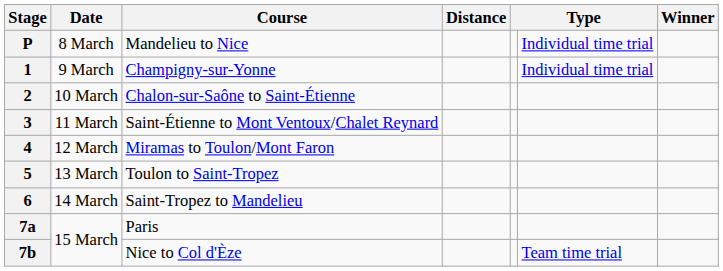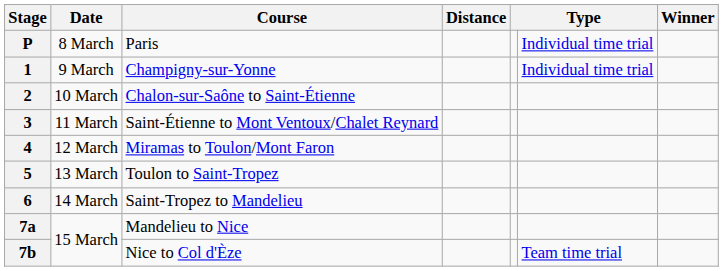(187, 43) Mandelieu to Nice -> (142, 43) Paris
(142, 226) Paris -> (187, 226) Mandelieu to Nice
